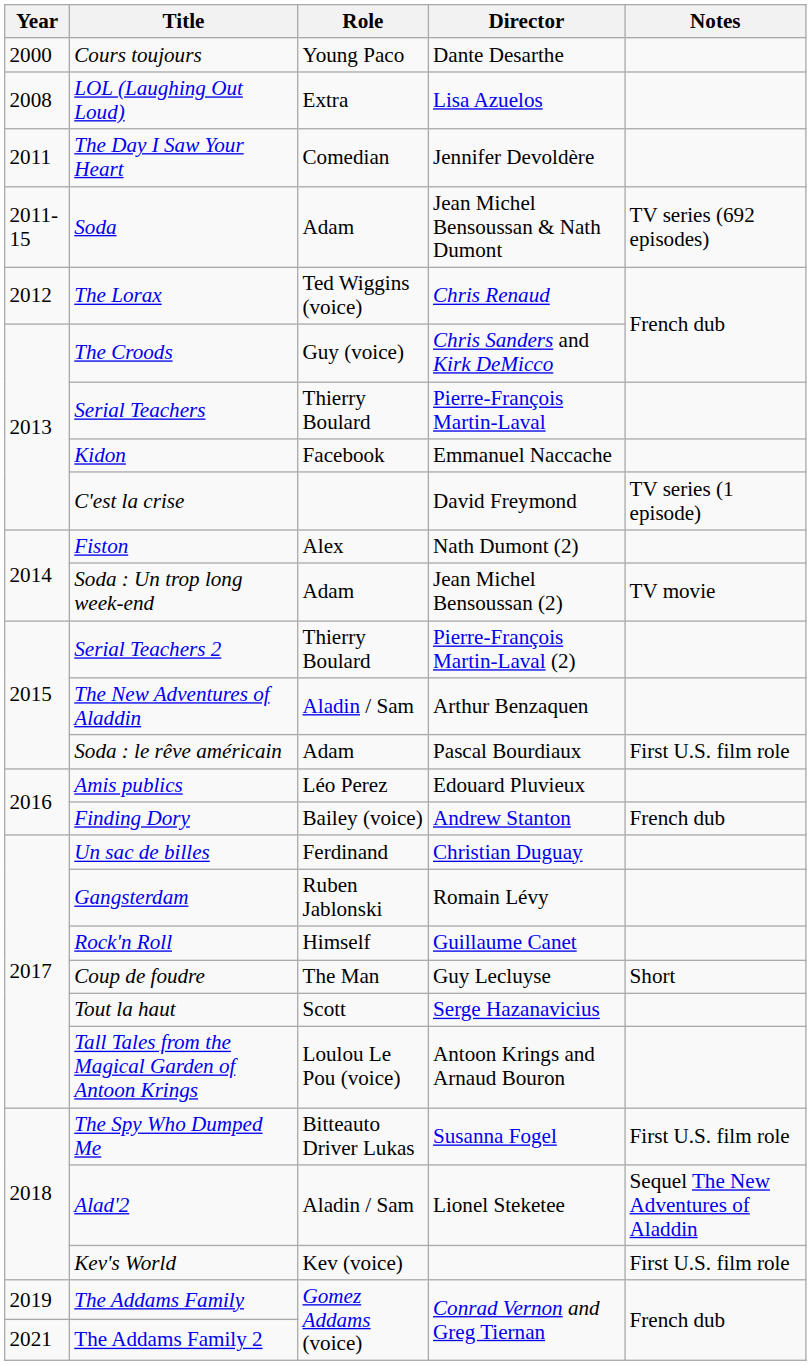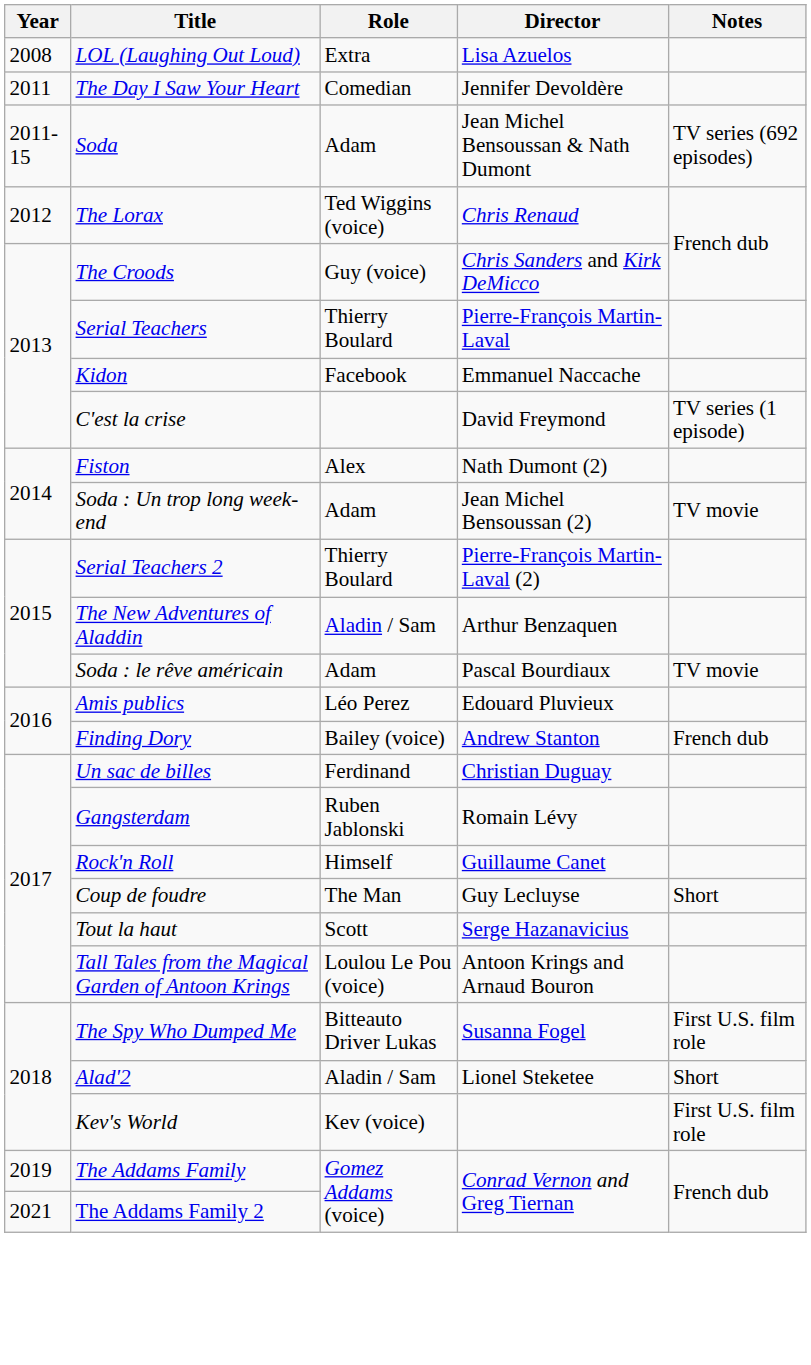- row: (138, 54)
(710, 751) First U.S. film role -> (716, 670) TV movie
(700, 1205) Sequel The New Adventures of Aladdin -> (696, 1076) Short
